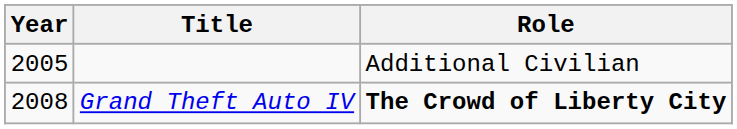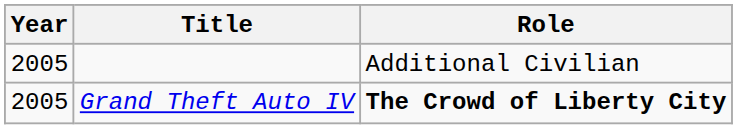(40, 103) 2008 -> (40, 103) 2005
